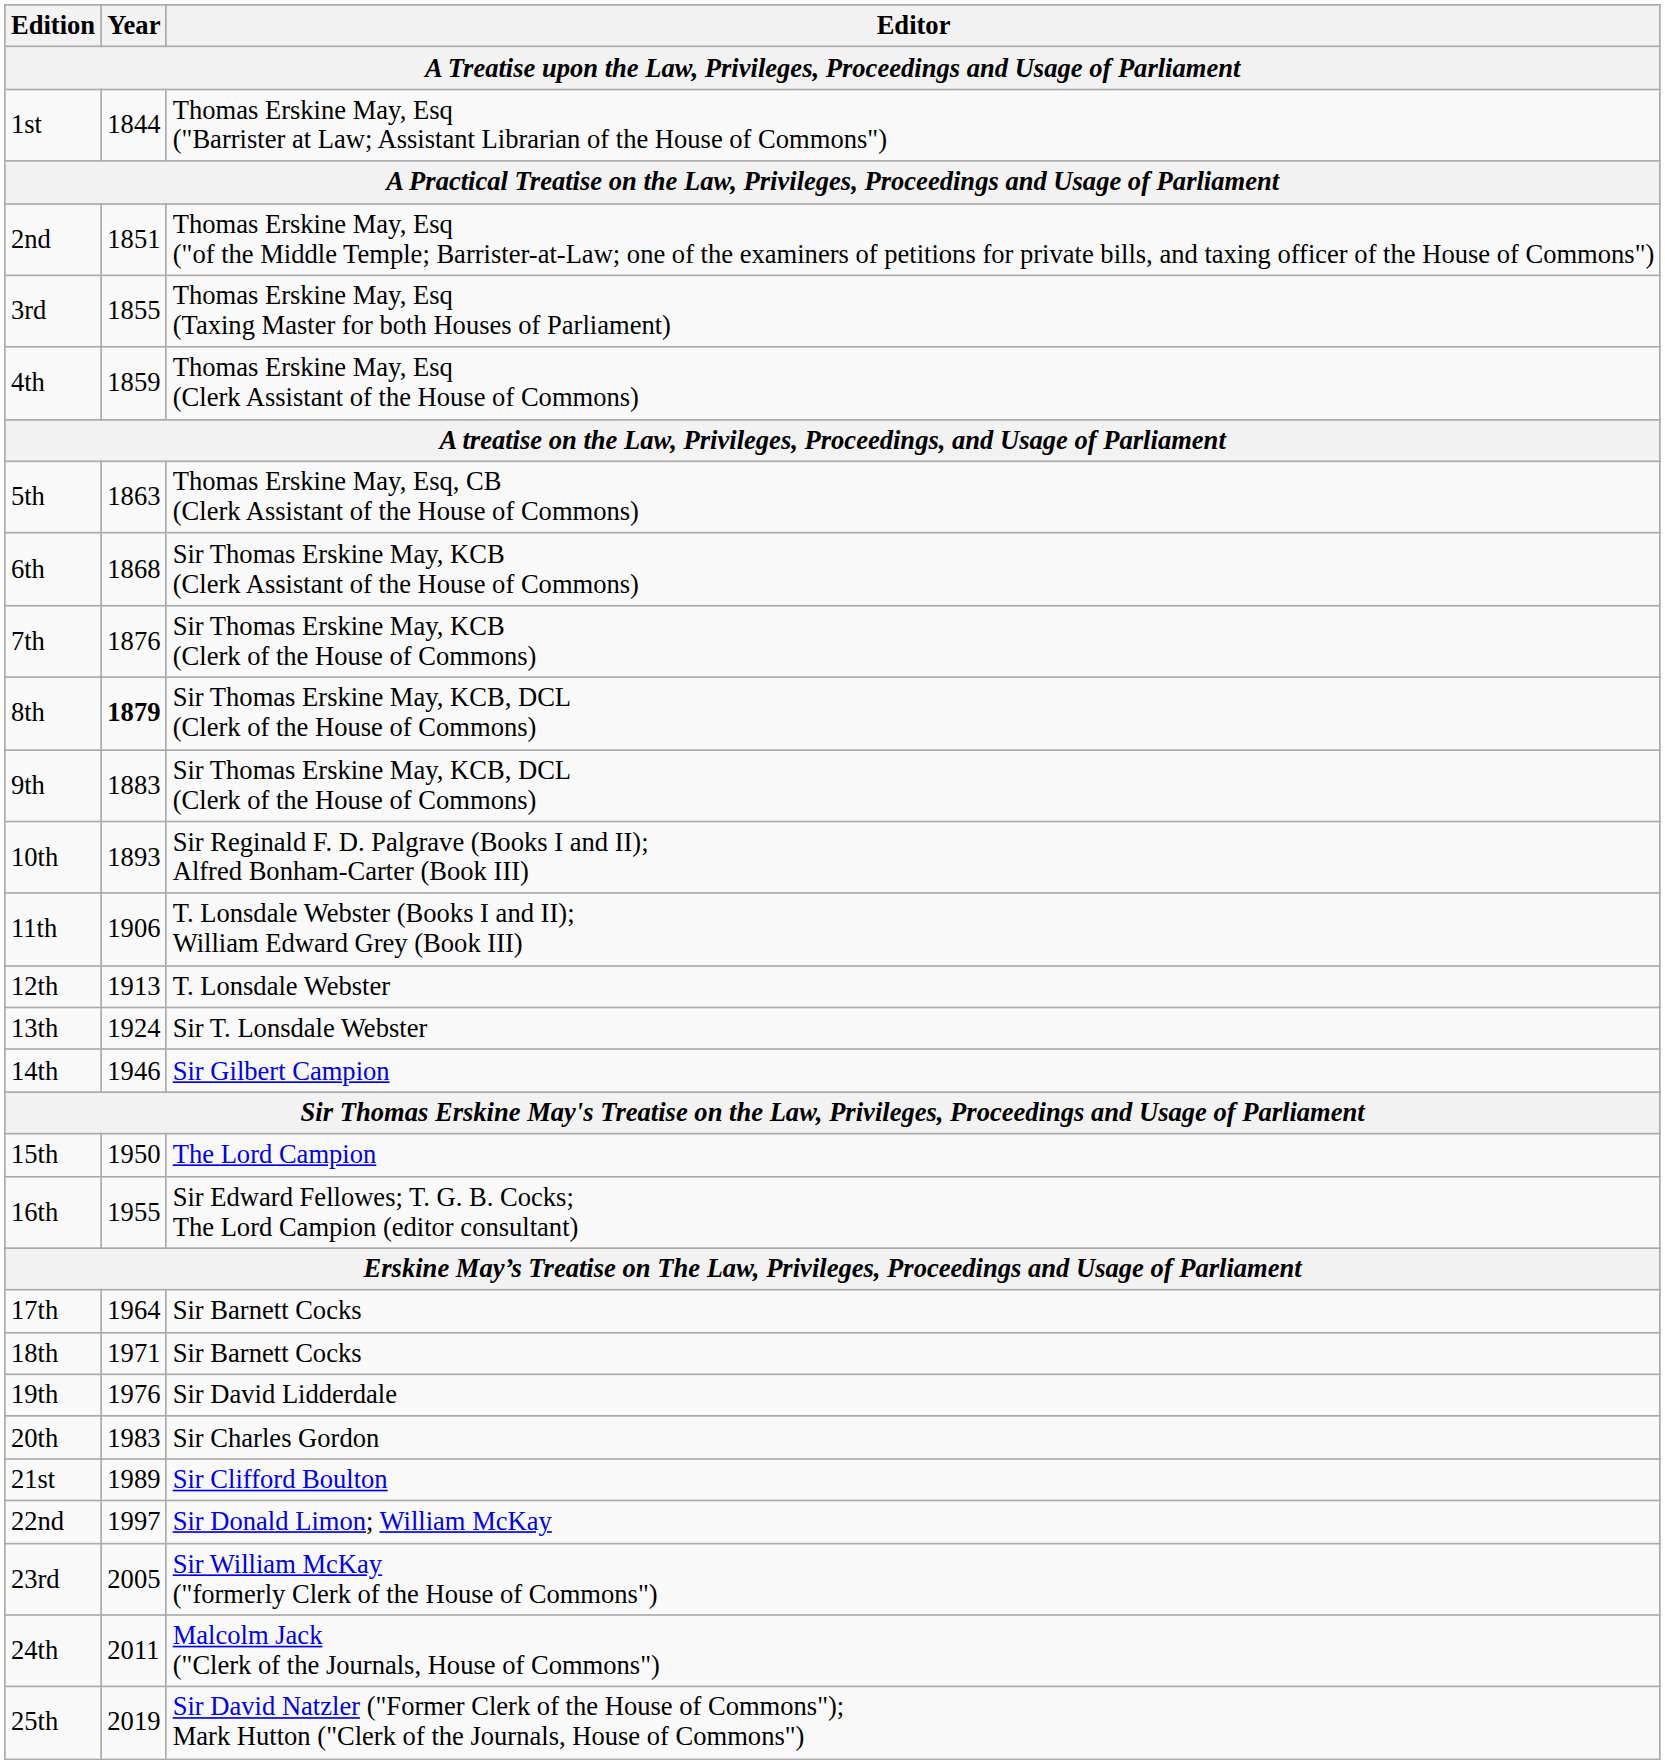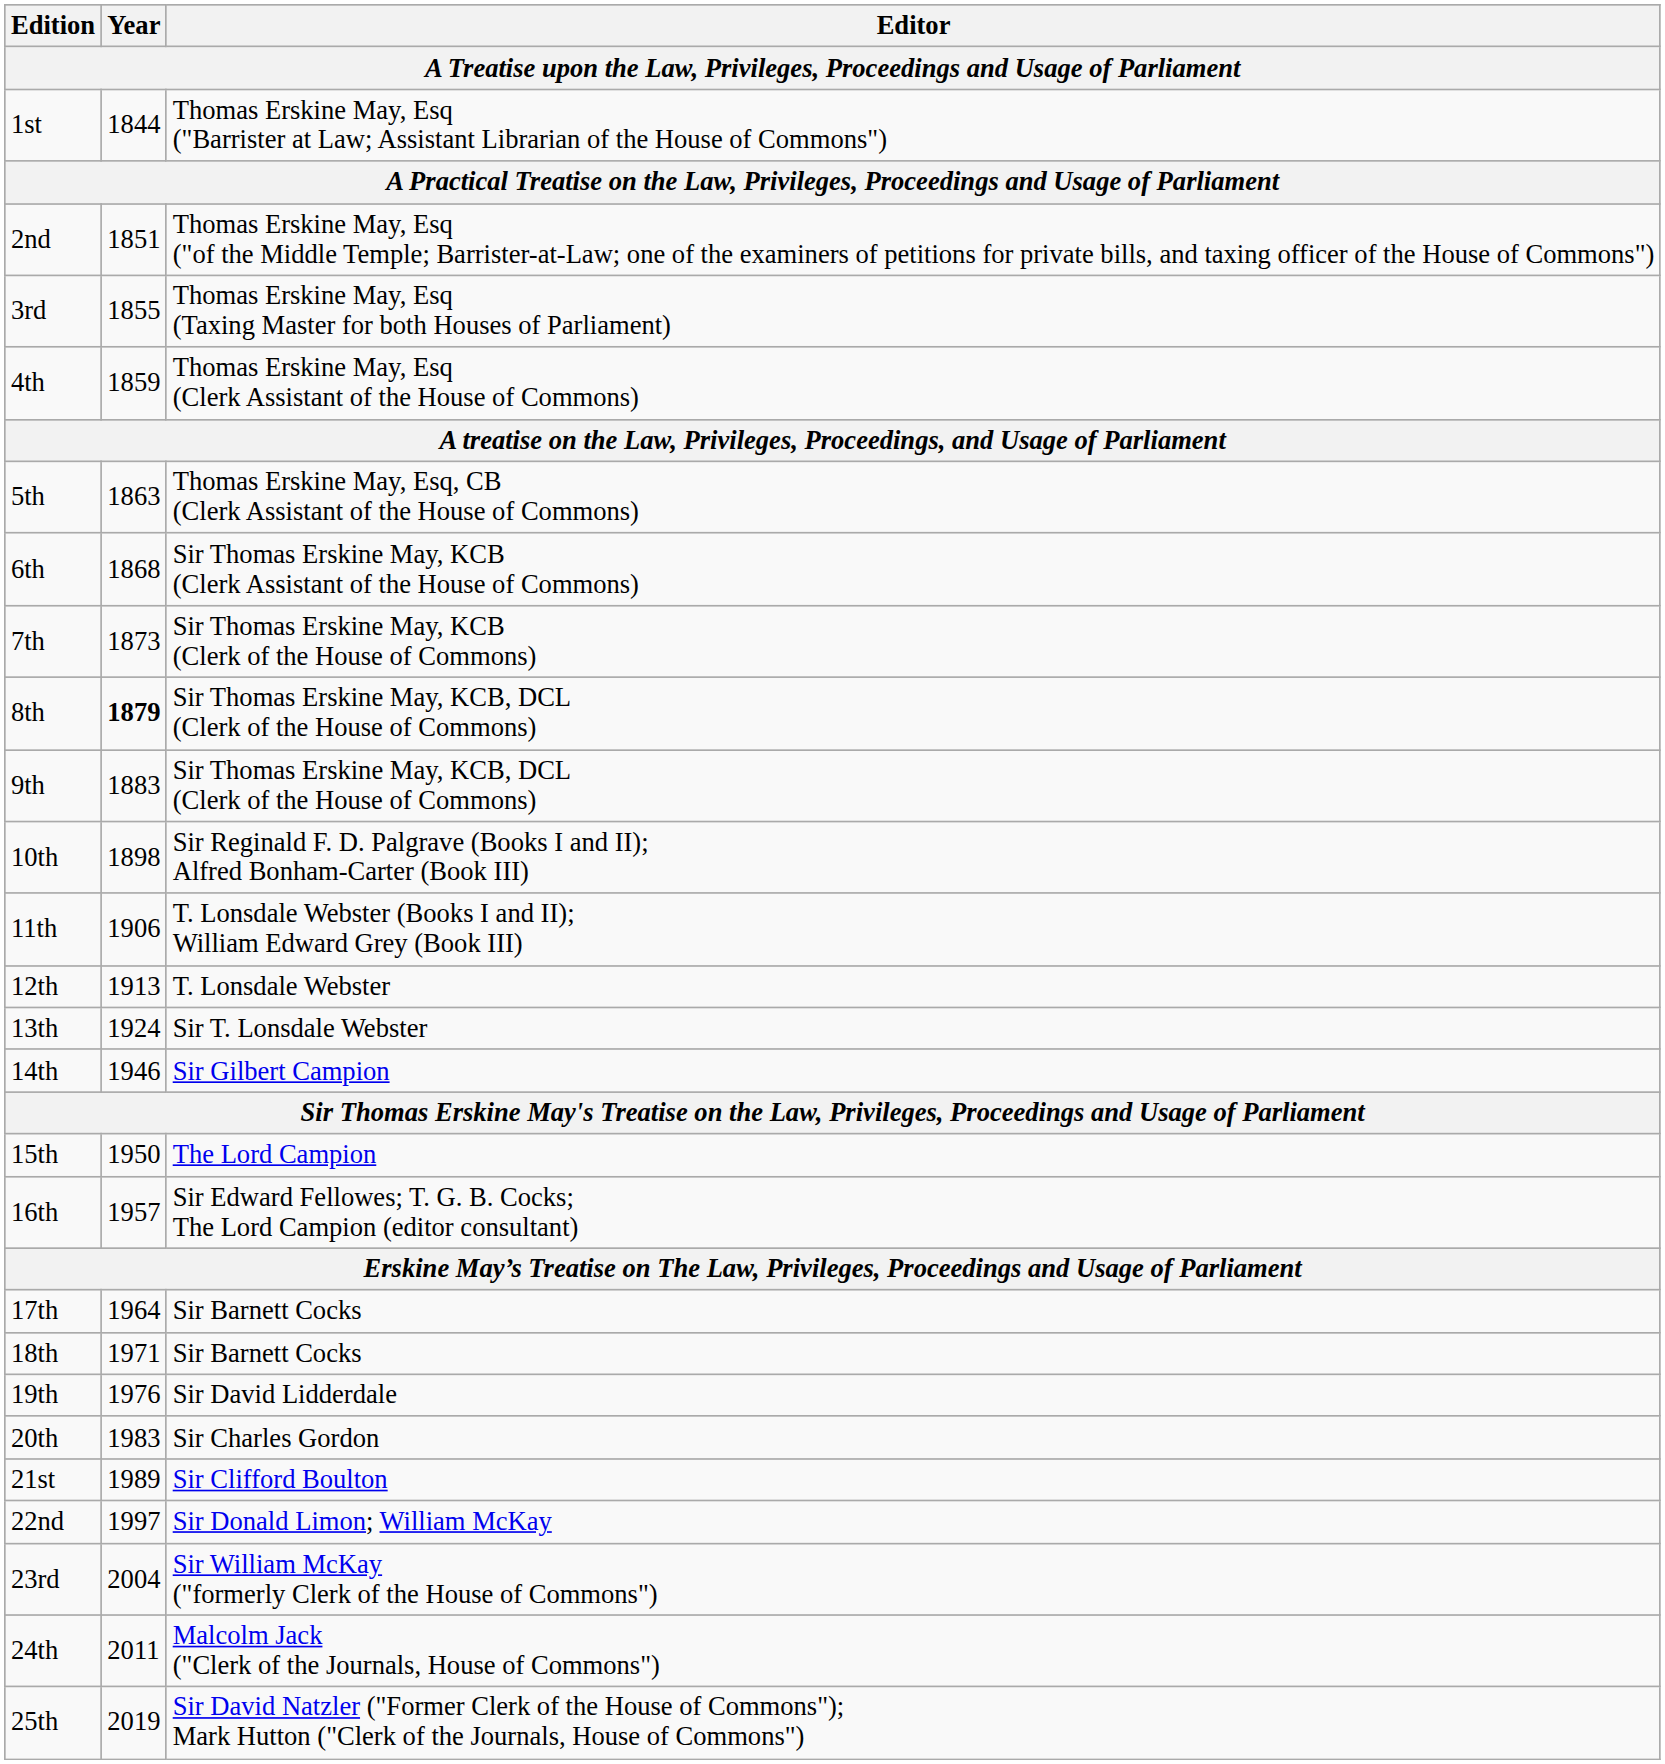(134, 641) 1876 -> (134, 641) 1873
(134, 857) 1893 -> (134, 857) 1898
(134, 1211) 1955 -> (134, 1211) 1957
(134, 1578) 2005 -> (134, 1578) 2004
